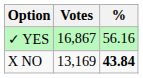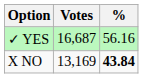(77, 38) 16,867 -> (77, 38) 16,687
